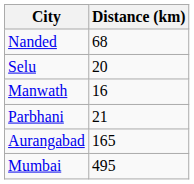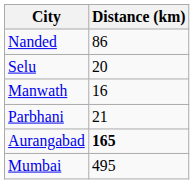(100, 41) 68 -> (100, 41) 86
(104, 141) normal -> (104, 141) bold
